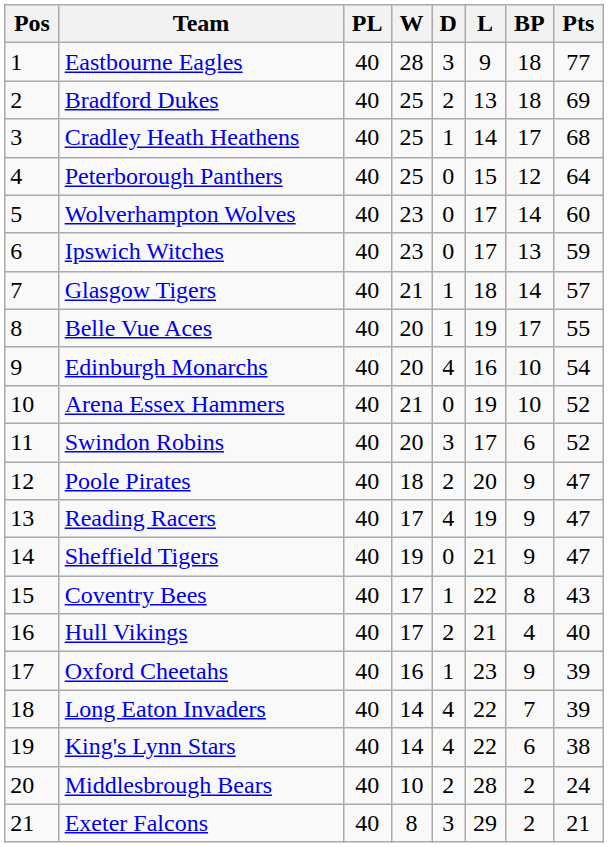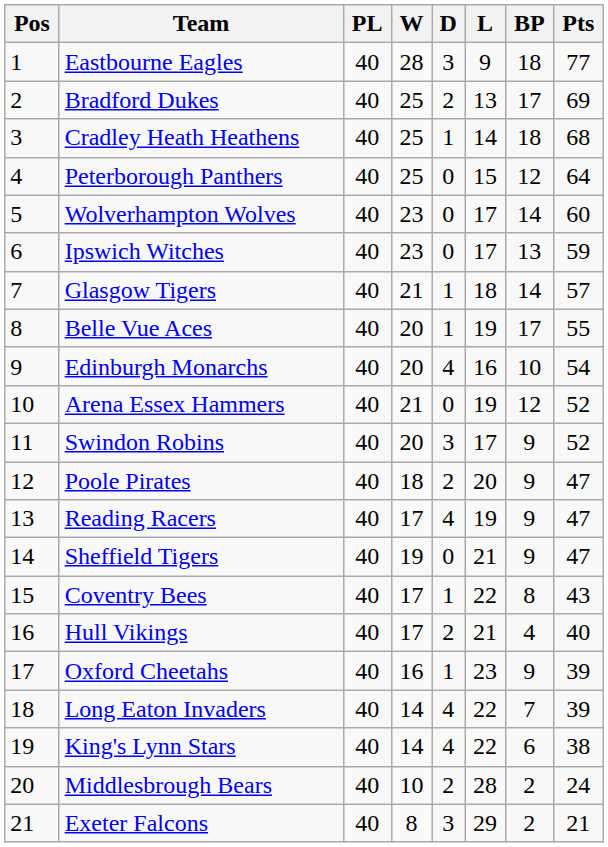(529, 99) 18 -> (529, 99) 17
(529, 137) 17 -> (529, 137) 18
(529, 404) 10 -> (529, 404) 12
(529, 442) 6 -> (529, 442) 9
